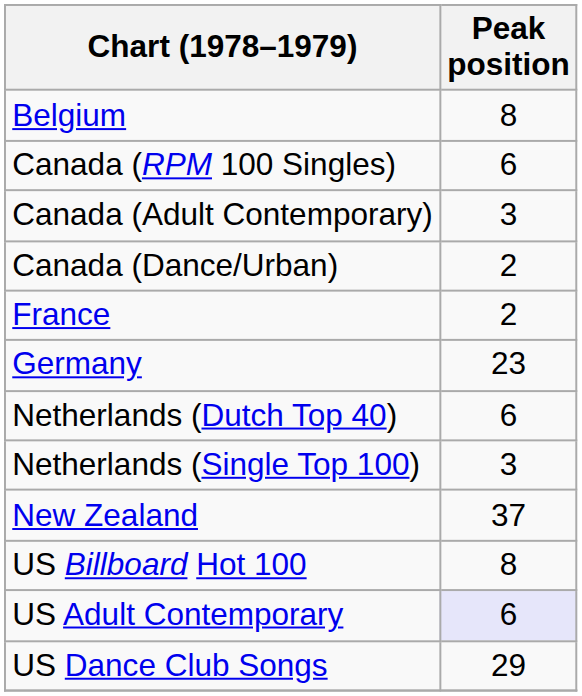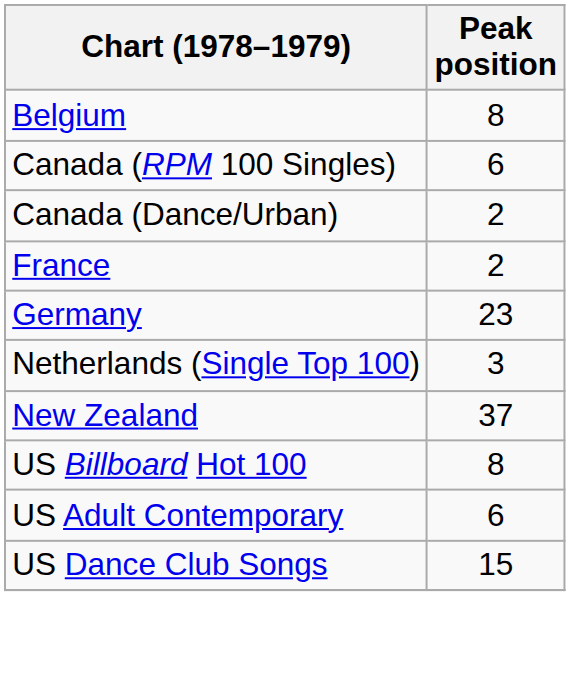- row: (222, 214)
- row: (205, 414)
(509, 614) lavender background -> (496, 514) no background
(509, 664) 29 -> (496, 564) 15
